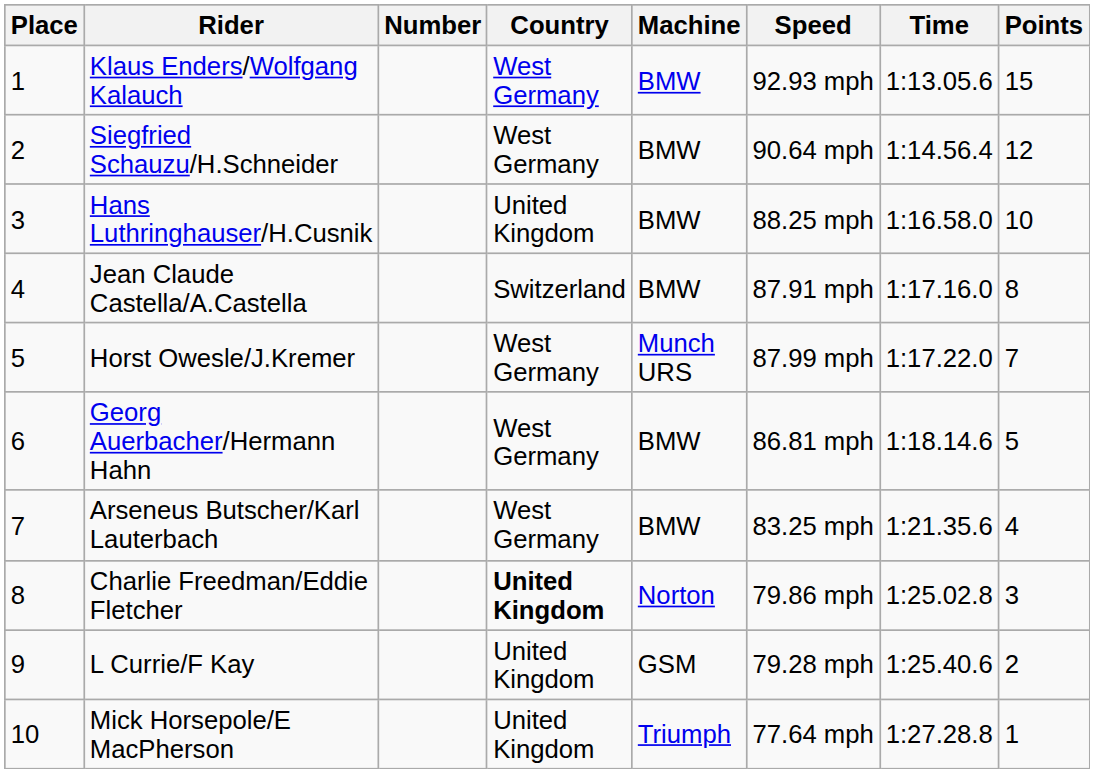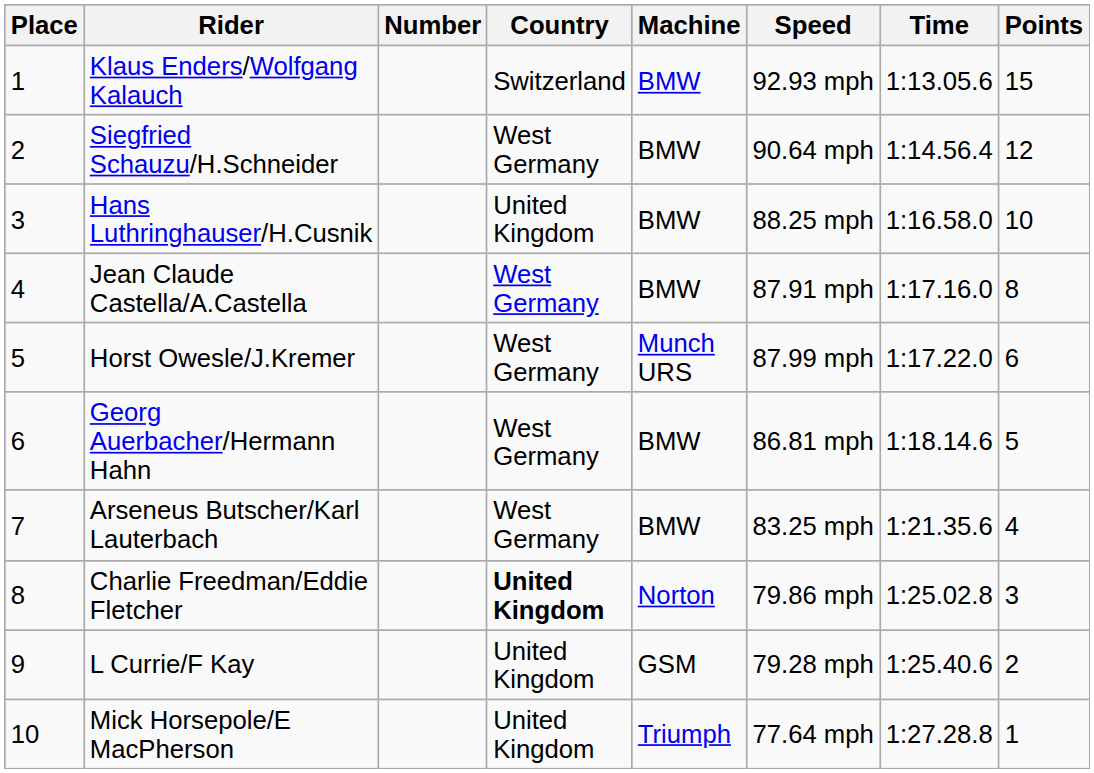(546, 80) West Germany -> (560, 80) Switzerland
(560, 289) Switzerland -> (546, 289) West Germany
(1012, 358) 7 -> (1012, 358) 6
